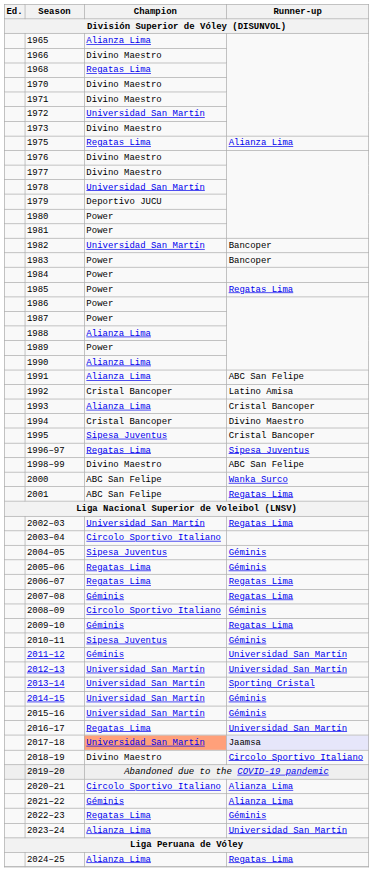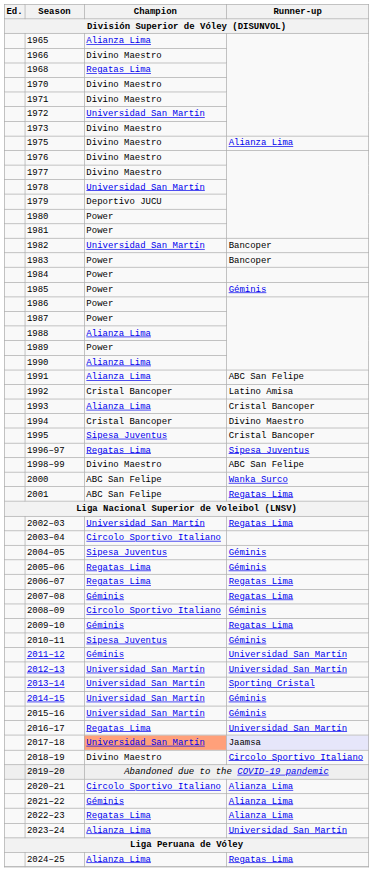(119, 143) Regatas Lima -> (124, 143) Divino Maestro
(261, 289) Regatas Lima -> (247, 289) Géminis
(247, 816) Géminis -> (261, 816) Alianza Lima
